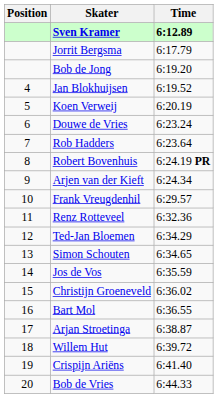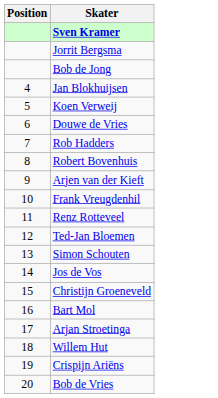- column: (183, 13)
